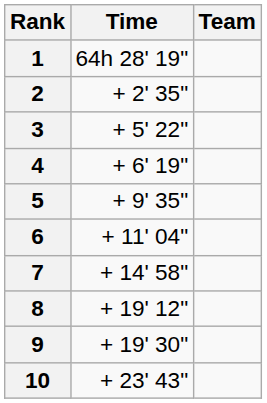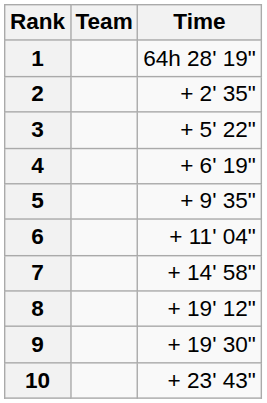columns swapped: (227, 22) <-> (132, 22)
